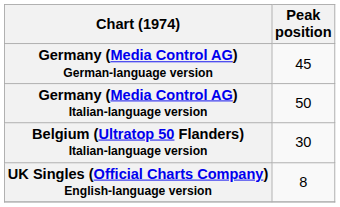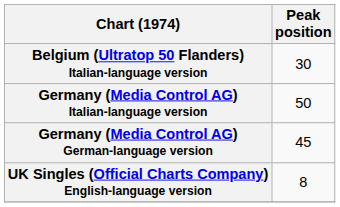rows swapped: (138, 142) <-> (138, 63)
